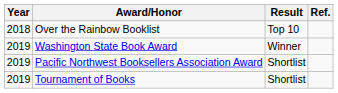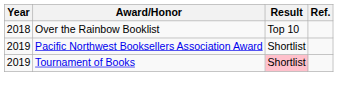- row: (106, 46)
(287, 79) no background -> (287, 63) pink background
